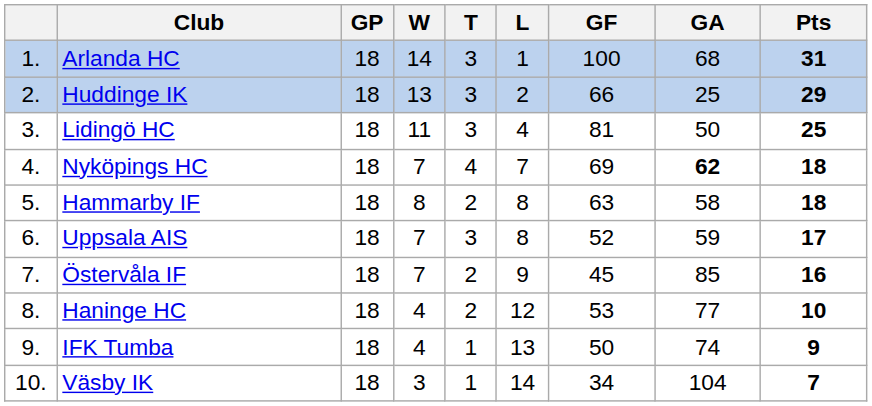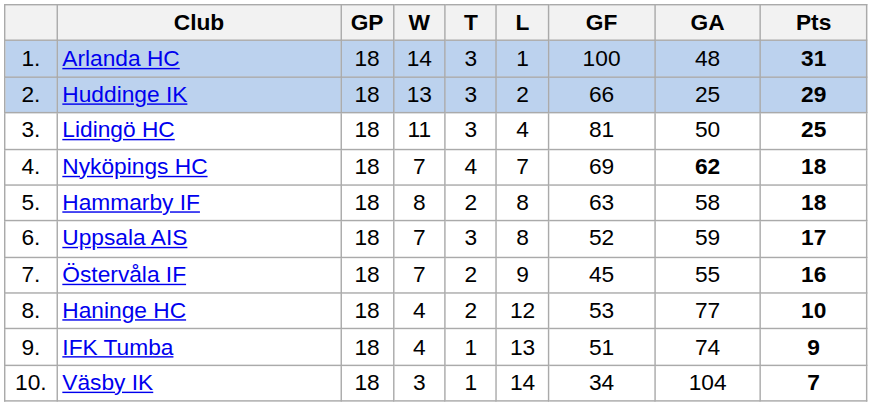(708, 58) 68 -> (708, 58) 48
(708, 274) 85 -> (708, 274) 55
(602, 346) 50 -> (602, 346) 51
